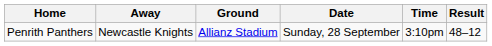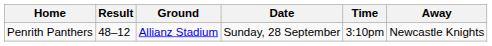columns swapped: (146, 13) <-> (467, 13)
